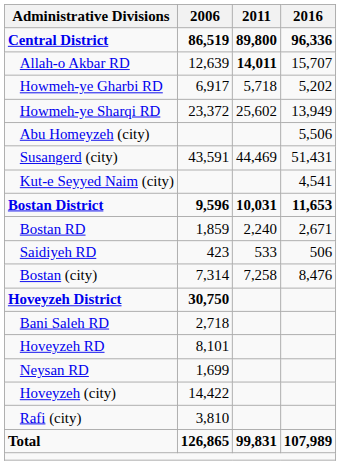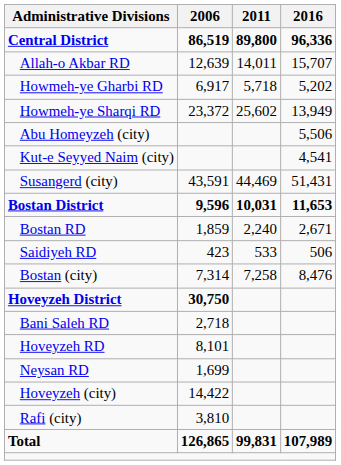(257, 63) bold -> (257, 63) normal
rows swapped: (97, 181) <-> (69, 157)
